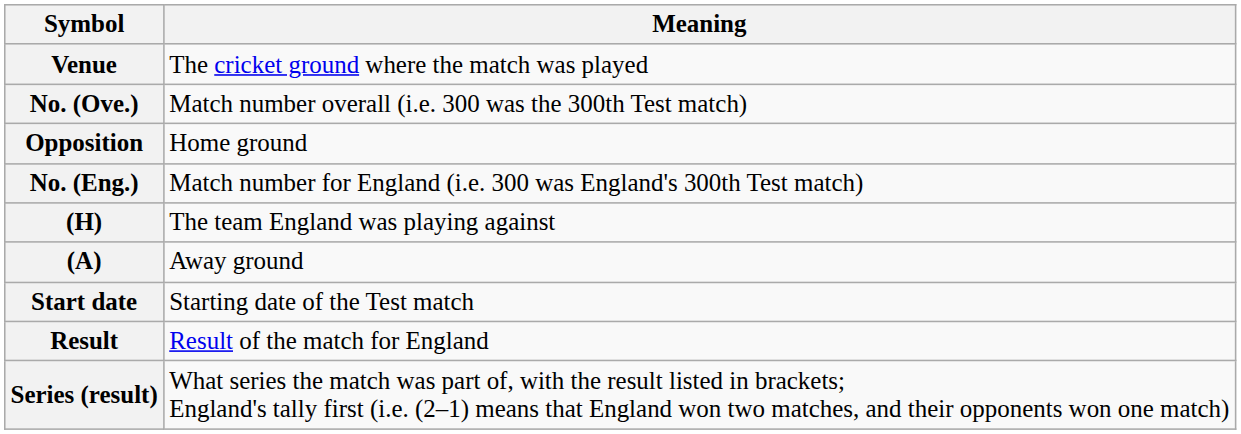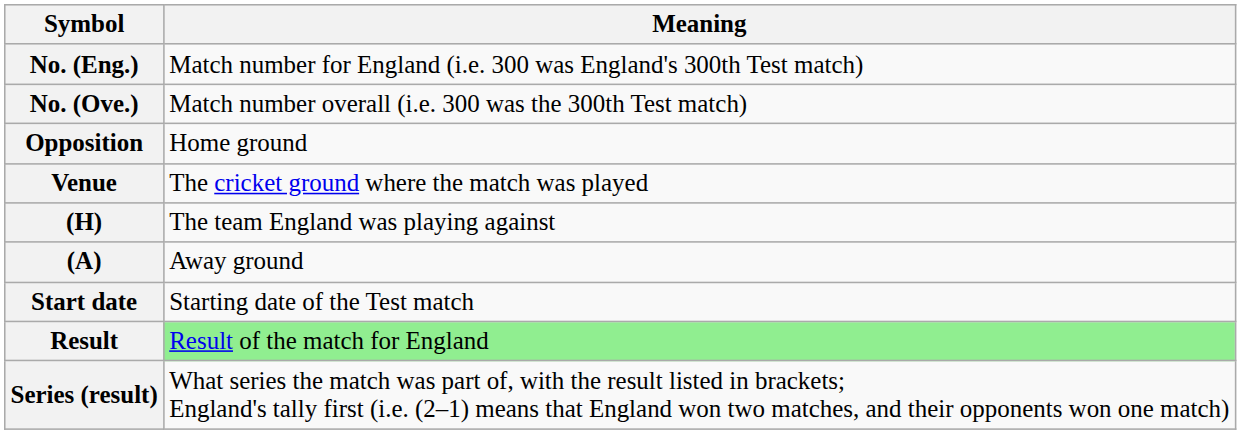rows swapped: (84, 182) <-> (84, 63)
(329, 340) no background -> (329, 340) lightgreen background
